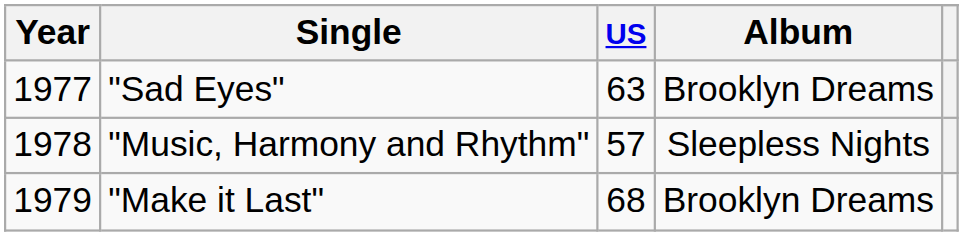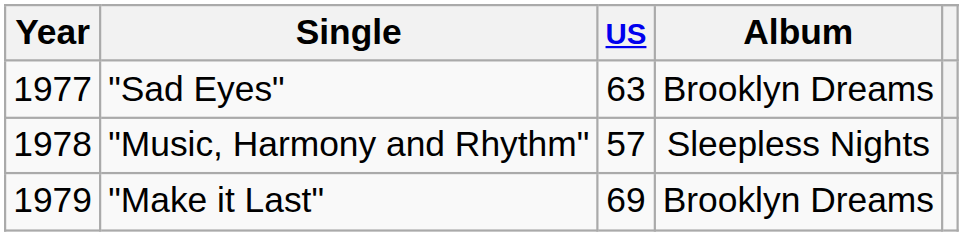(626, 200) 68 -> (626, 200) 69
